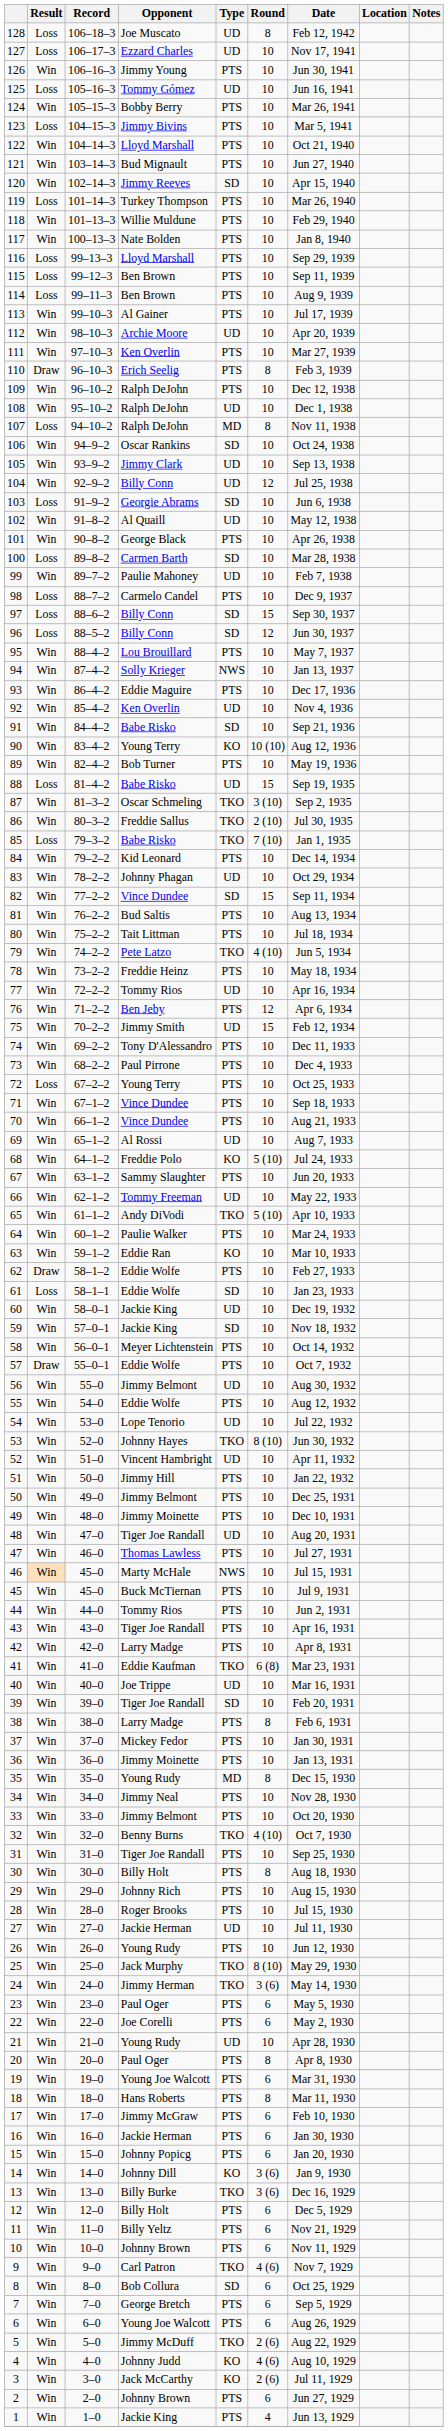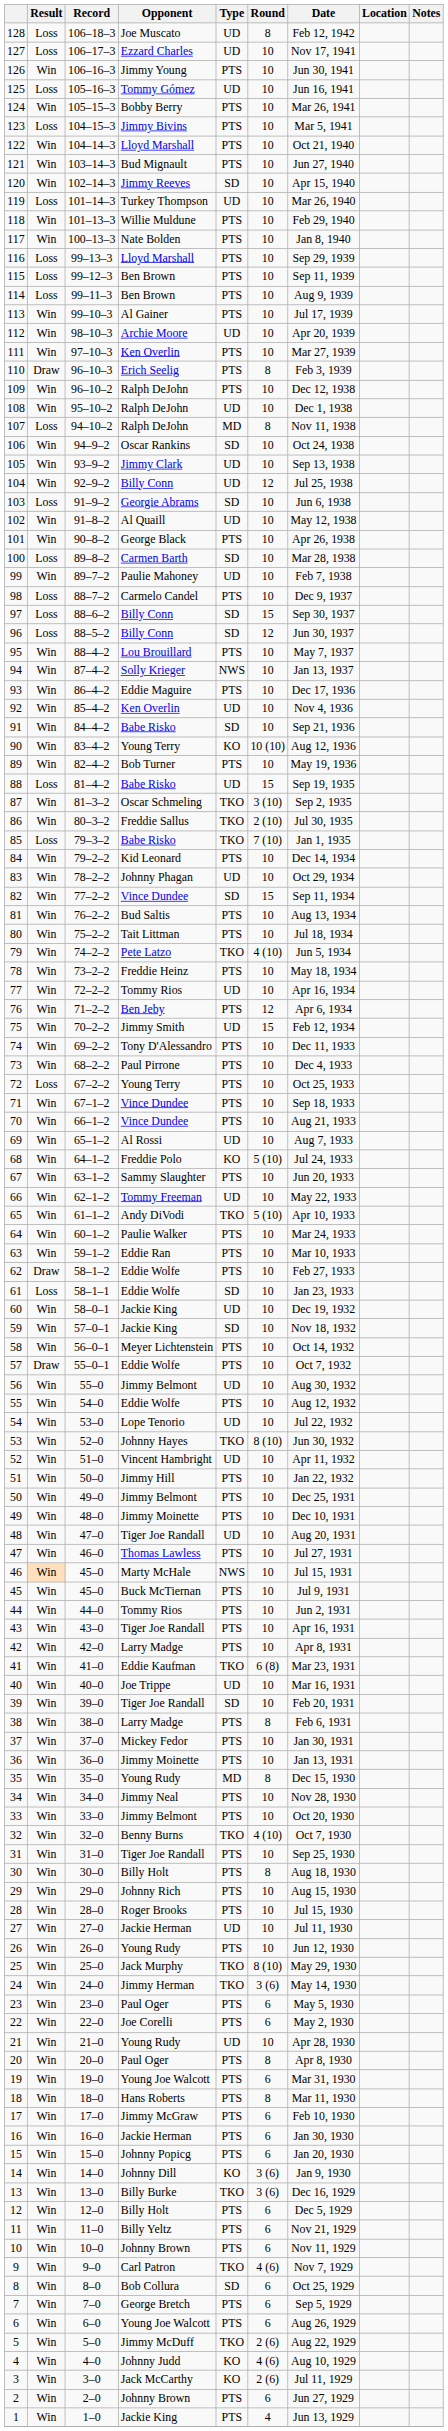(232, 201) PTS -> (232, 201) UD
(232, 1253) KO -> (232, 1253) PTS
